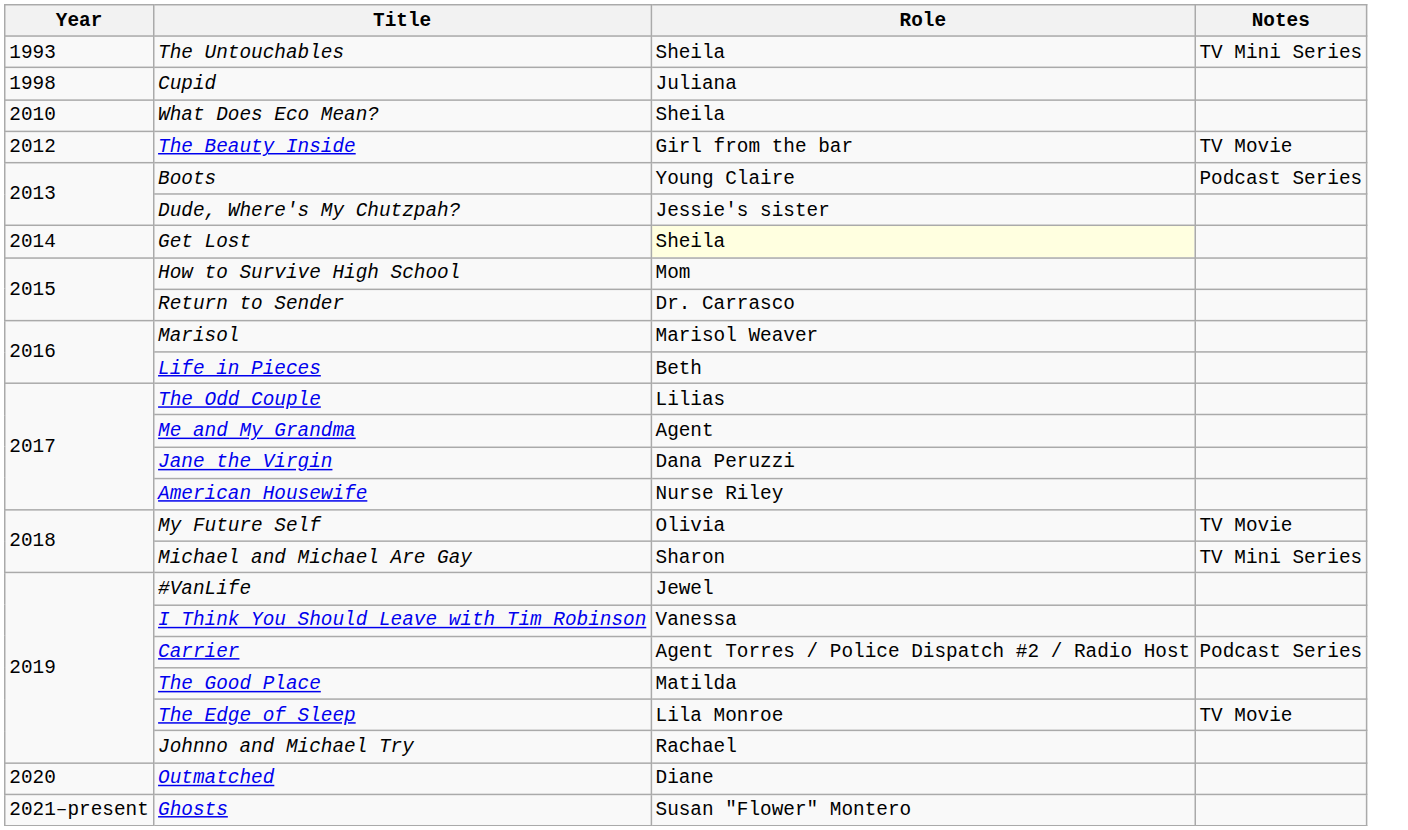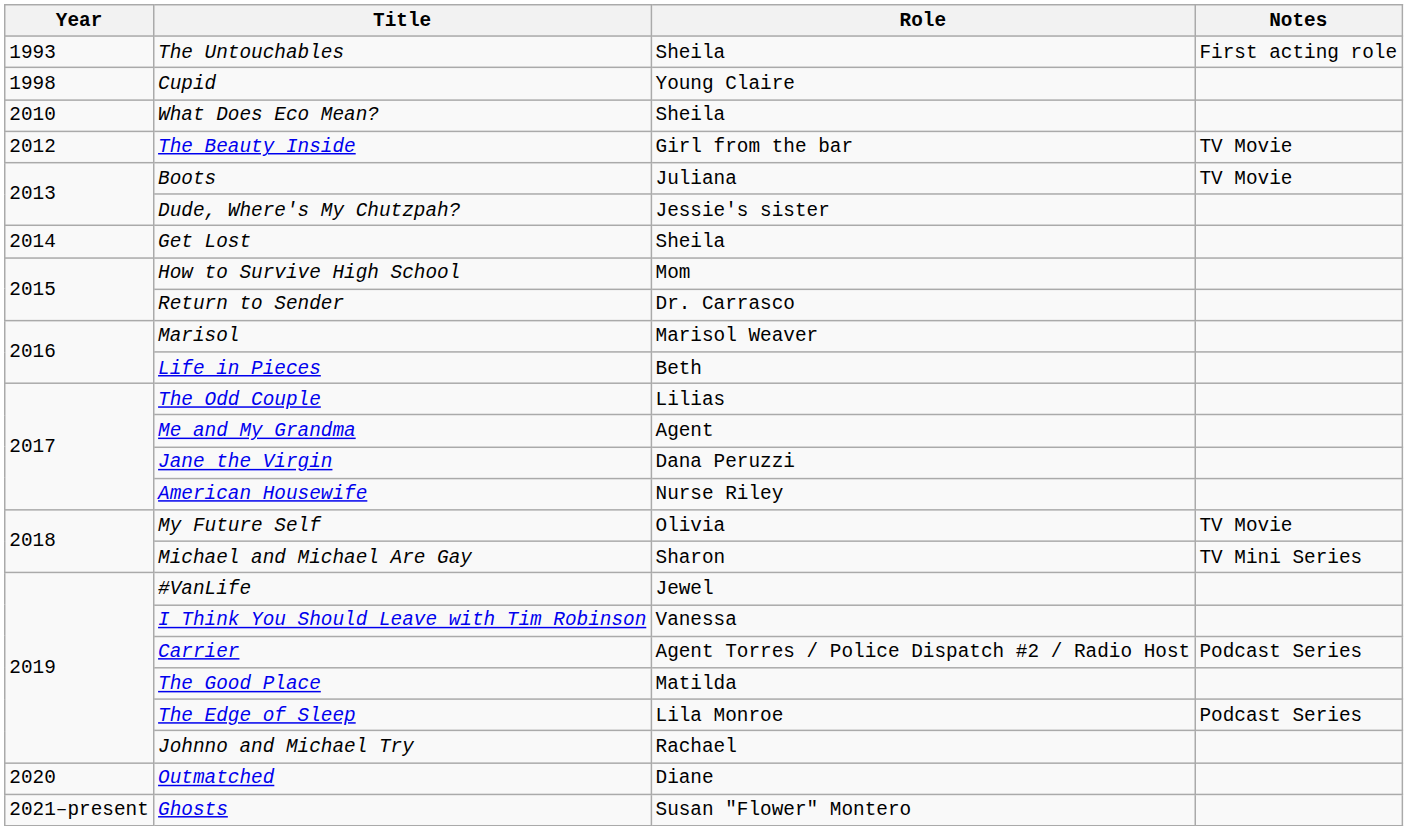(1281, 52) TV Mini Series -> (1298, 52) First acting role
(696, 84) Juliana -> (725, 84) Young Claire
(725, 178) Young Claire -> (696, 178) Juliana
(1281, 178) Podcast Series -> (1246, 178) TV Movie
(690, 242) lightyellow background -> (690, 242) no background
(1246, 715) TV Movie -> (1281, 715) Podcast Series
